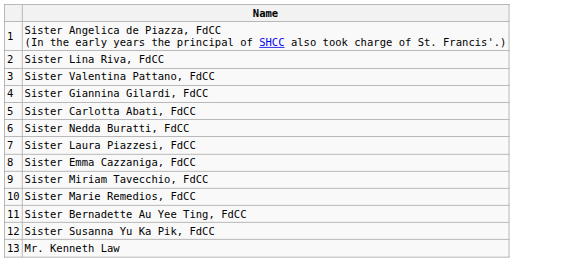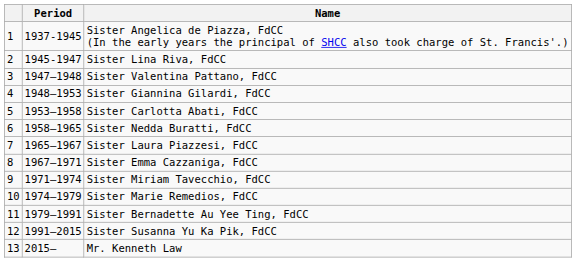+ column: (53, 13)
